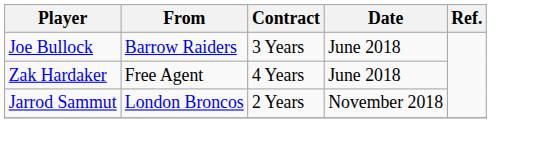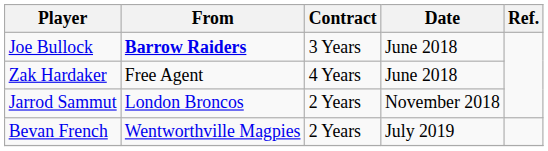(181, 46) normal -> (186, 46) bold
+ row: (58, 131)
